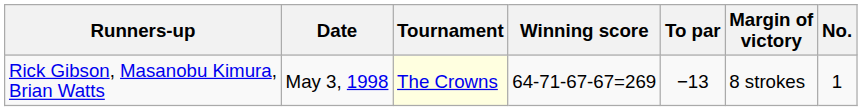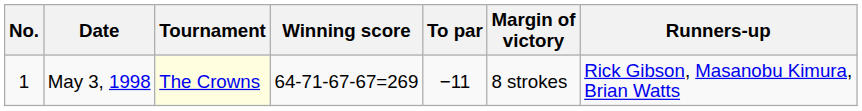columns swapped: (837, 30) <-> (143, 30)
(693, 81) −13 -> (455, 81) −11
